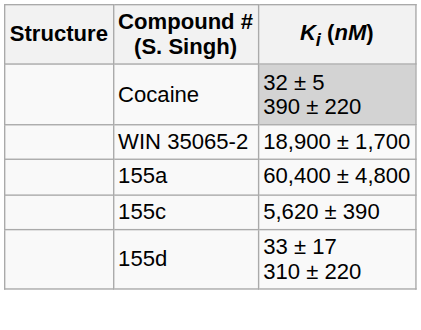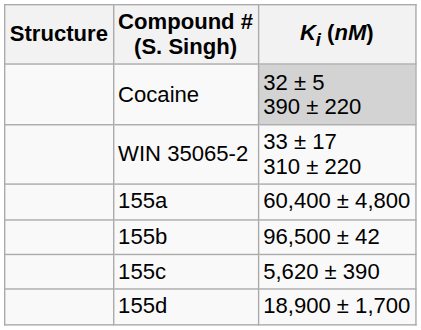(337, 141) 18,900 ± 1,700 -> (312, 154) 33 ± 17 310 ± 220
+ row: (143, 236)
(312, 259) 33 ± 17 310 ± 220 -> (337, 306) 18,900 ± 1,700
